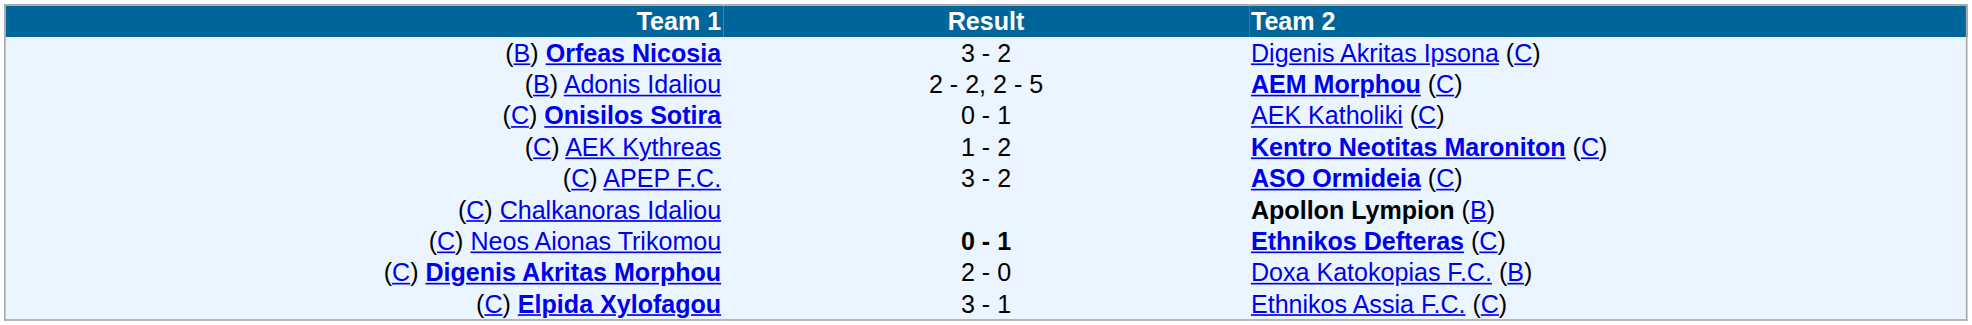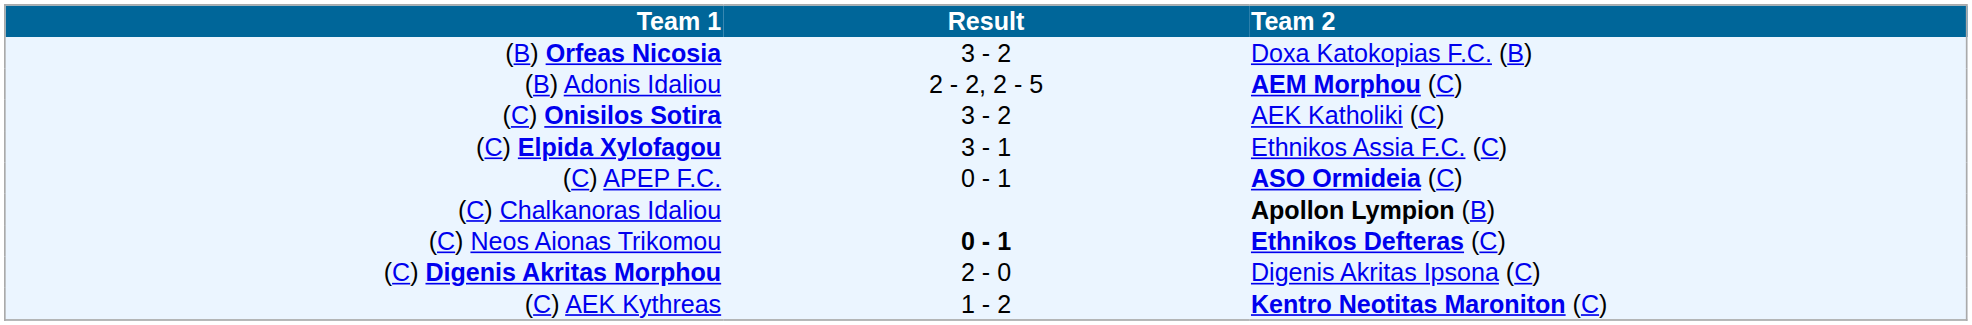(1396, 53) Digenis Akritas Ipsona (C) -> (1392, 53) Doxa Katokopias F.C. (B)
(986, 115) 0 - 1 -> (986, 115) 3 - 2
rows swapped: (623, 147) <-> (599, 303)
(986, 178) 3 - 2 -> (986, 178) 0 - 1
(1392, 272) Doxa Katokopias F.C. (B) -> (1396, 272) Digenis Akritas Ipsona (C)
